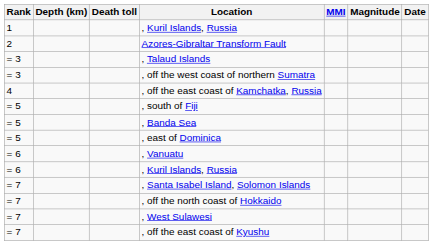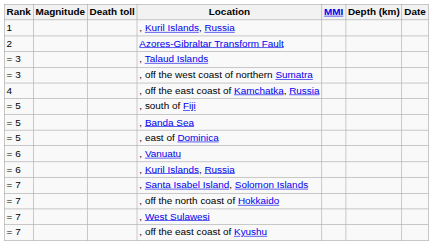columns swapped: (375, 12) <-> (61, 12)
